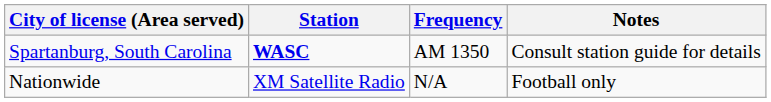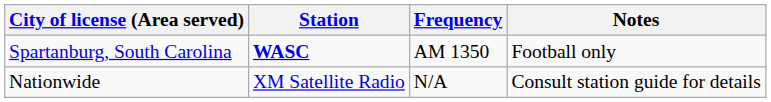(636, 50) Consult station guide for details -> (564, 50) Football only
(564, 81) Football only -> (636, 81) Consult station guide for details
